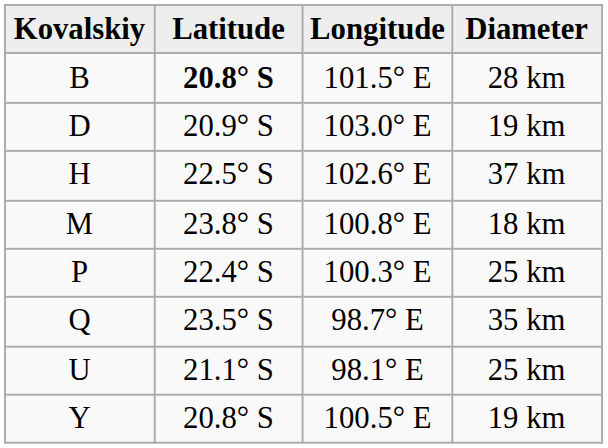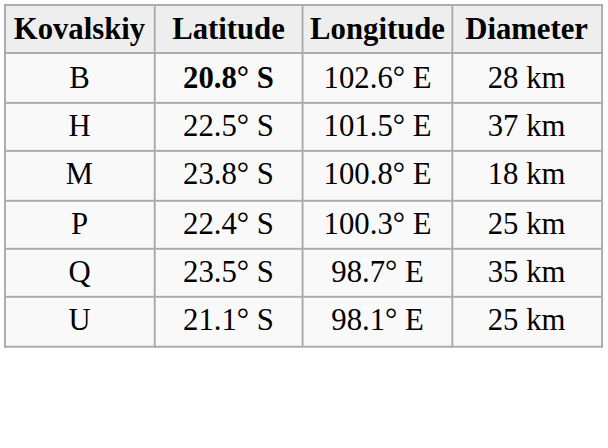(378, 77) 101.5° E -> (378, 77) 102.6° E
- row: (79, 126)
(378, 175) 102.6° E -> (378, 126) 101.5° E
- row: (79, 418)
